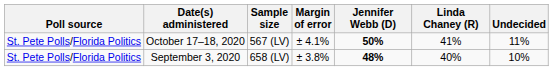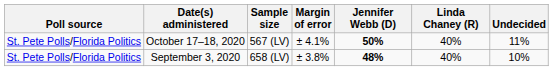(451, 41) 41% -> (451, 41) 40%
